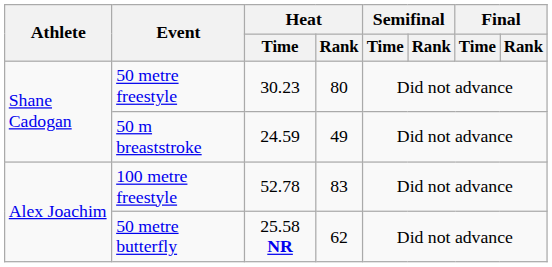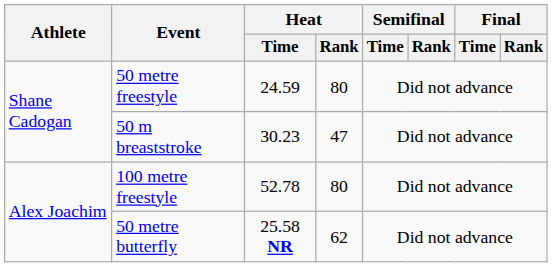(280, 86) 30.23 -> (280, 86) 24.59
(280, 136) 24.59 -> (280, 136) 30.23
(339, 136) 49 -> (339, 136) 47
(339, 187) 83 -> (339, 187) 80
